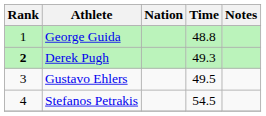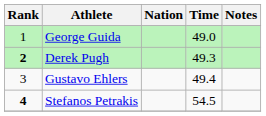(204, 36) 48.8 -> (204, 36) 49.0
(204, 79) 49.5 -> (204, 79) 49.4
(23, 100) normal -> (23, 100) bold
